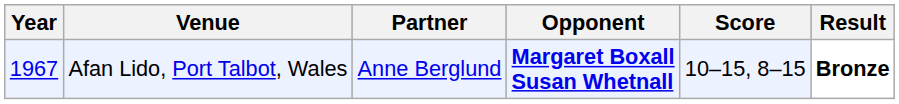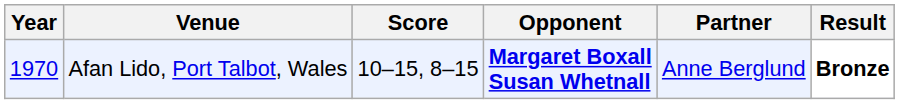columns swapped: (430, 22) <-> (745, 22)
(34, 69) 1967 -> (34, 69) 1970
